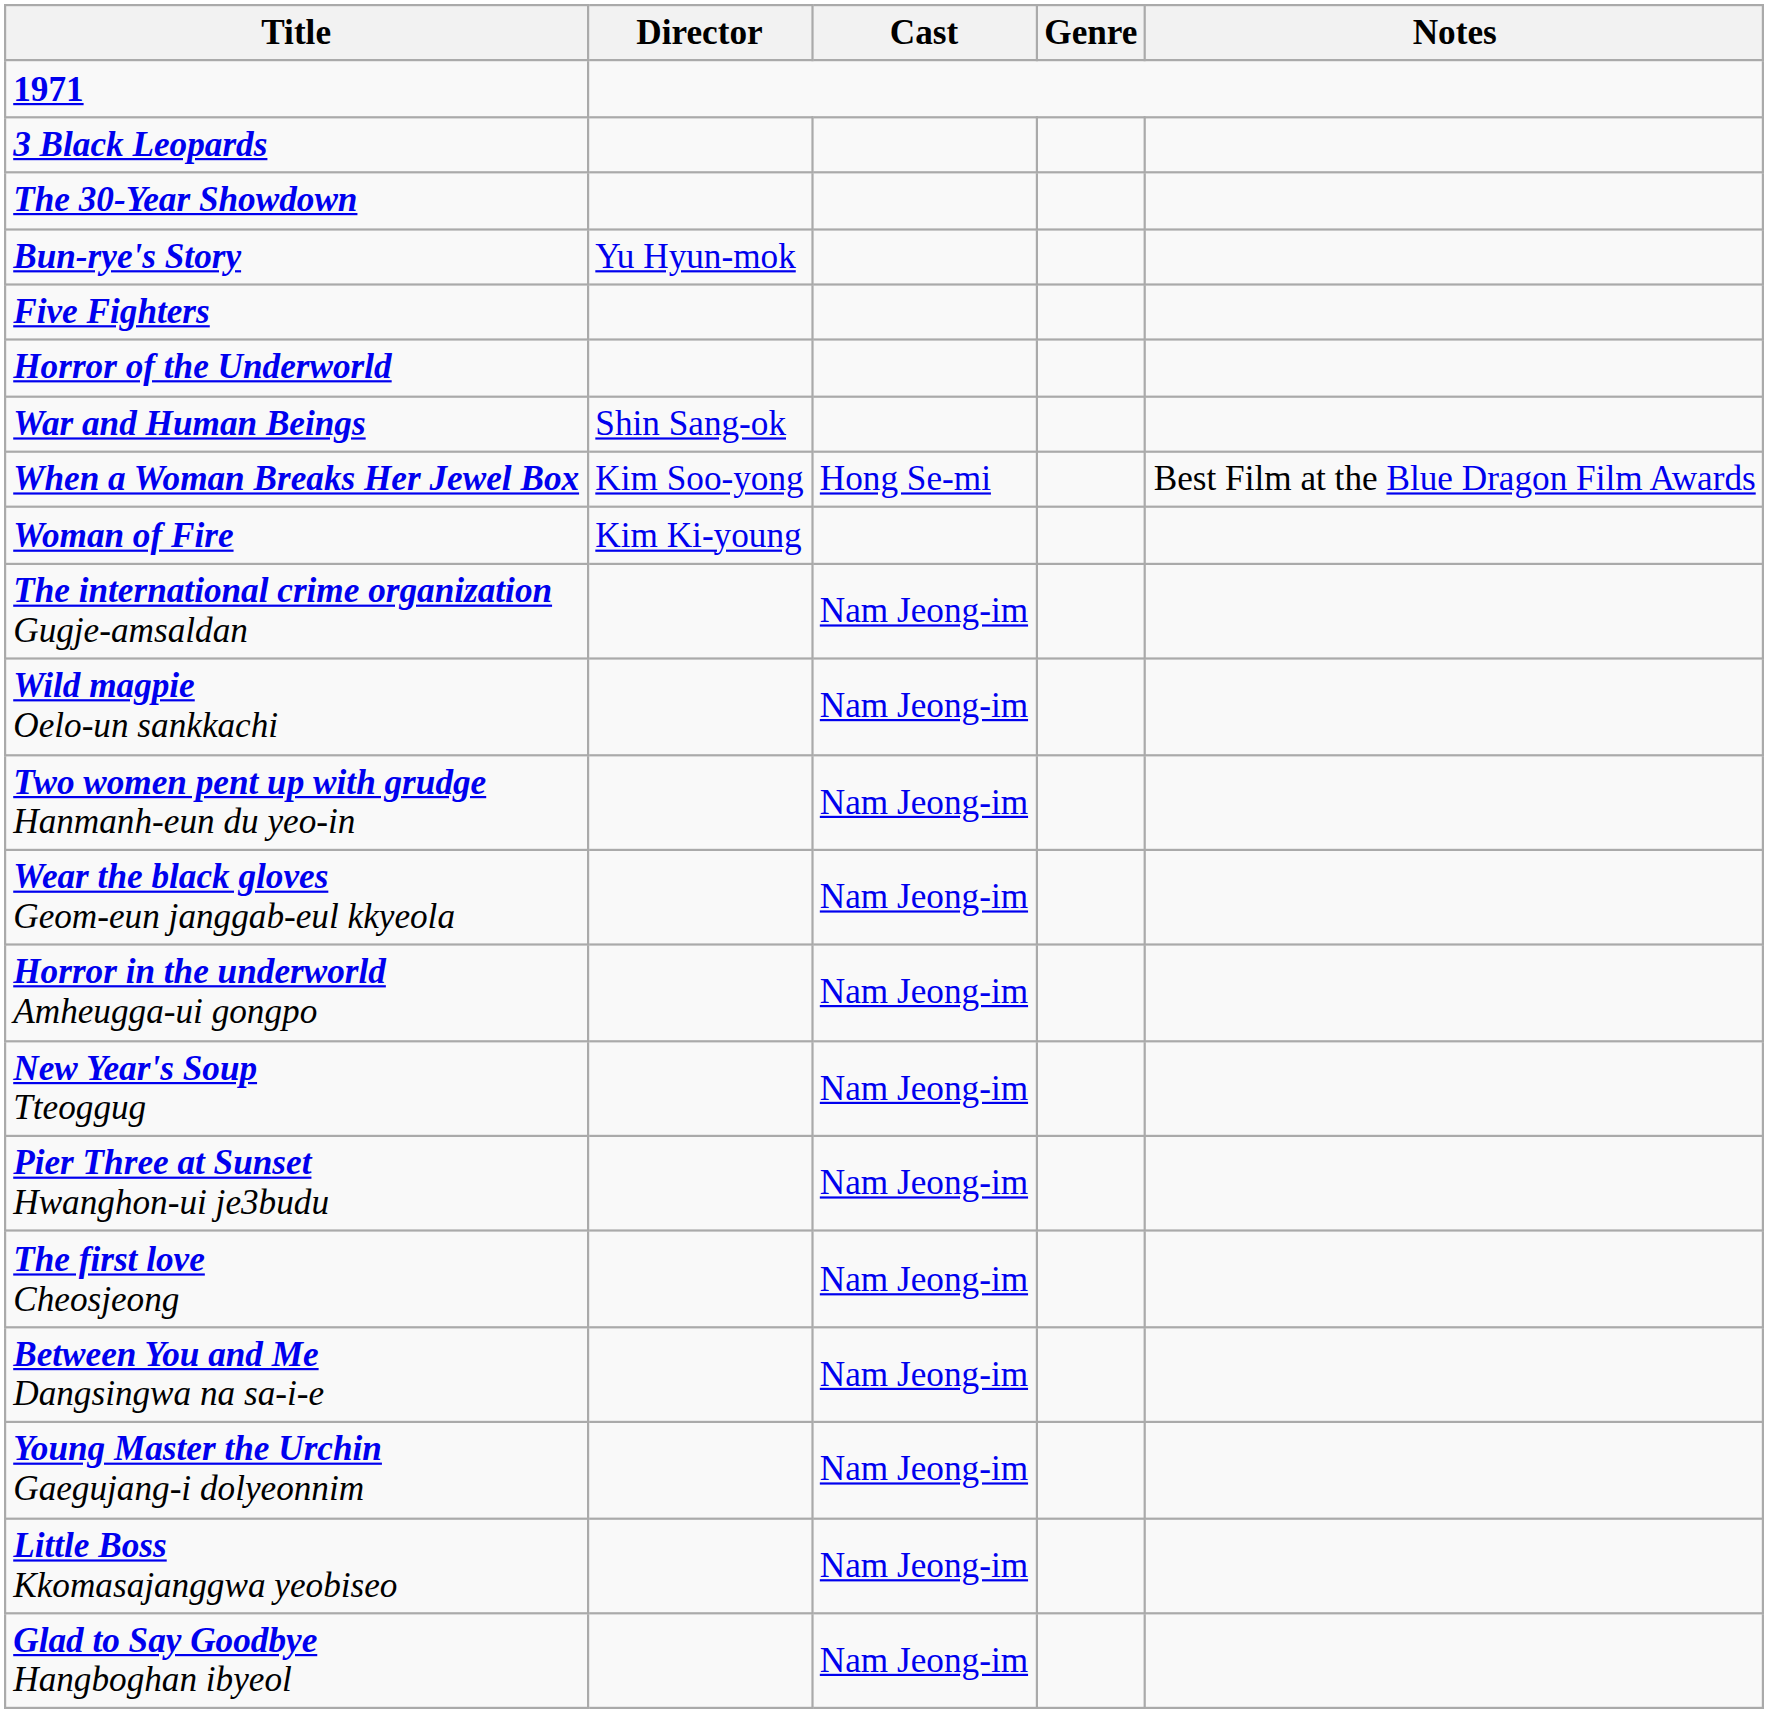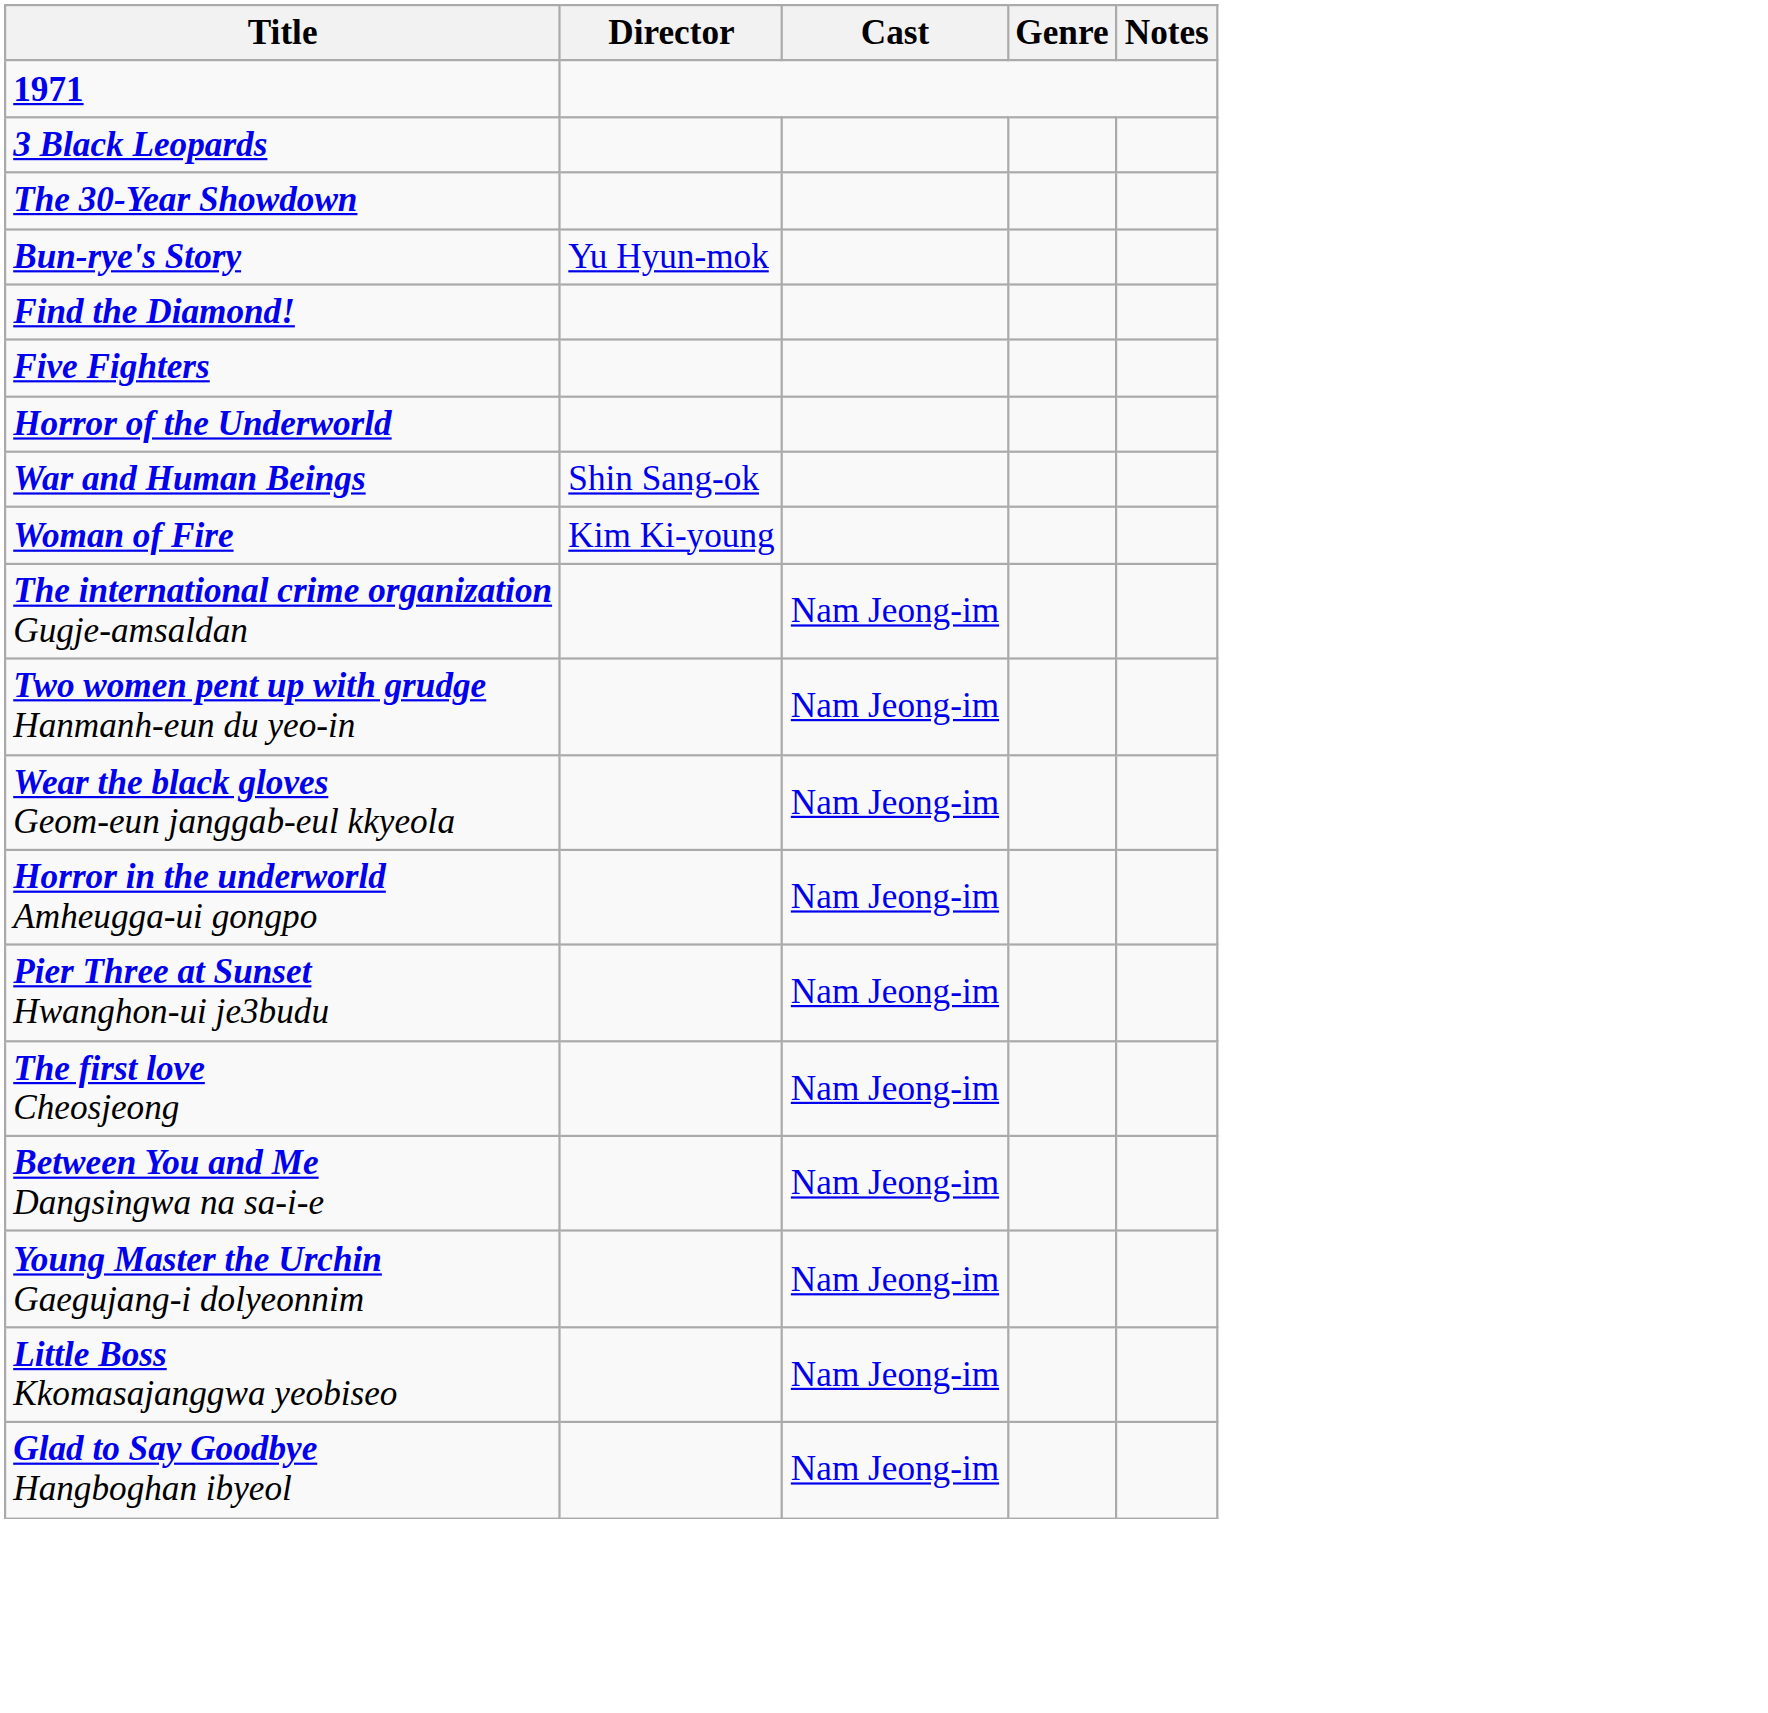+ row: (154, 311)
- row: (296, 479)
- row: (146, 705)
- row: (135, 1087)
